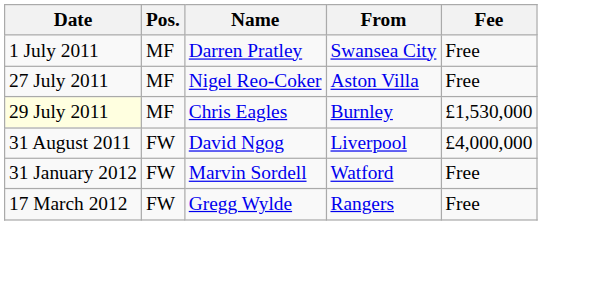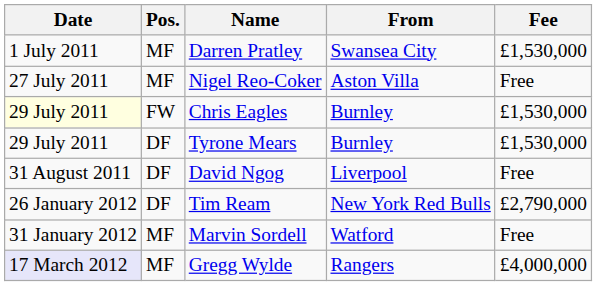(463, 50) Free -> (543, 50) £1,530,000
(160, 111) MF -> (160, 111) FW
+ row: (243, 142)
(160, 142) FW -> (158, 173) DF
(489, 142) £4,000,000 -> (517, 173) Free
+ row: (230, 204)
(160, 173) FW -> (160, 234) MF
(68, 204) no background -> (68, 265) lavender background
(160, 204) FW -> (160, 265) MF
(463, 204) Free -> (543, 265) £4,000,000
